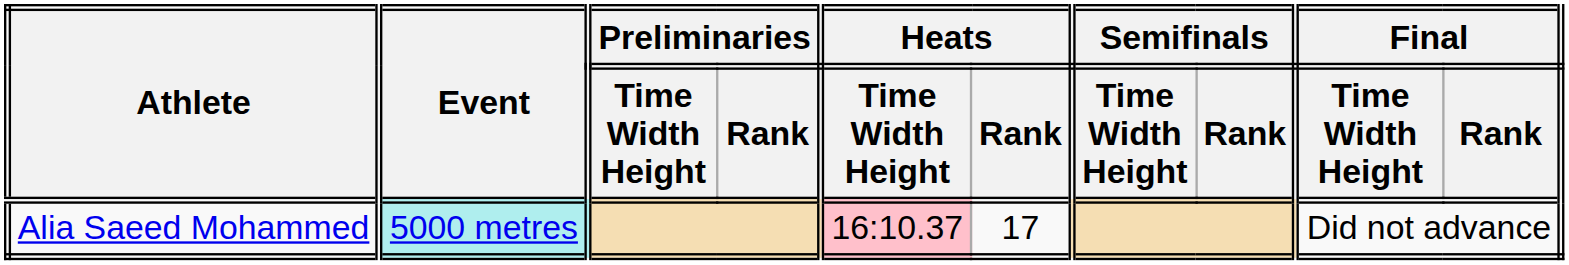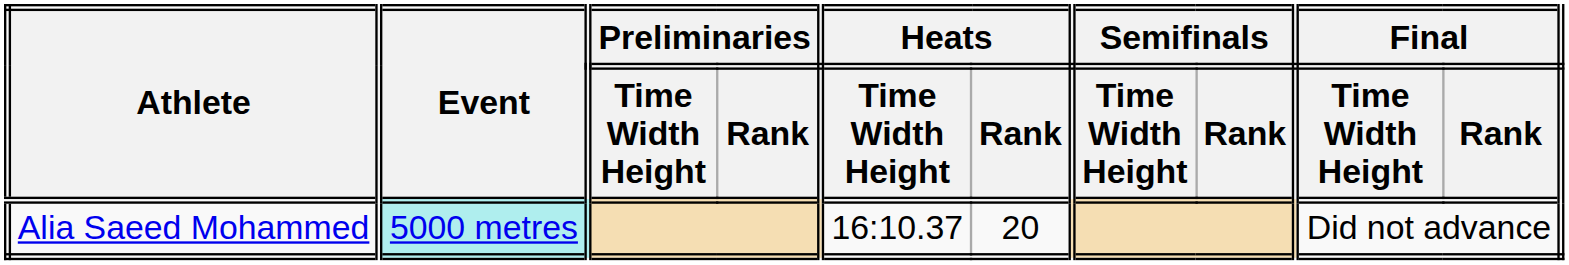(897, 229) pink background -> (897, 229) no background
(1020, 229) 17 -> (1020, 229) 20
